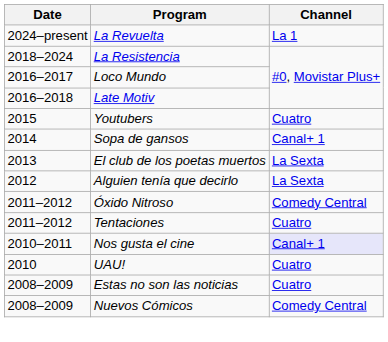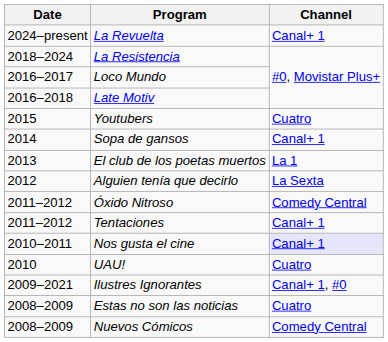(285, 35) La 1 -> (298, 35) Canal+ 1
(298, 160) La Sexta -> (285, 160) La 1
(292, 222) Cuatro -> (298, 222) Canal+ 1
+ row: (148, 285)
